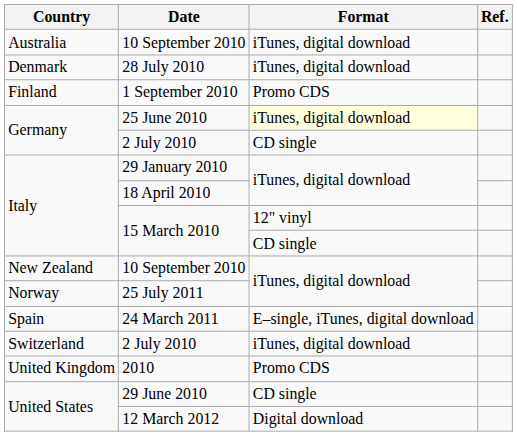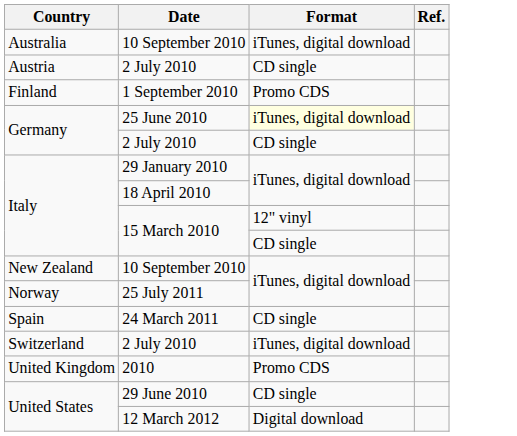+ row: (31, 67)
- row: (38, 67)
(363, 318) E–single, iTunes, digital download -> (285, 318) CD single
